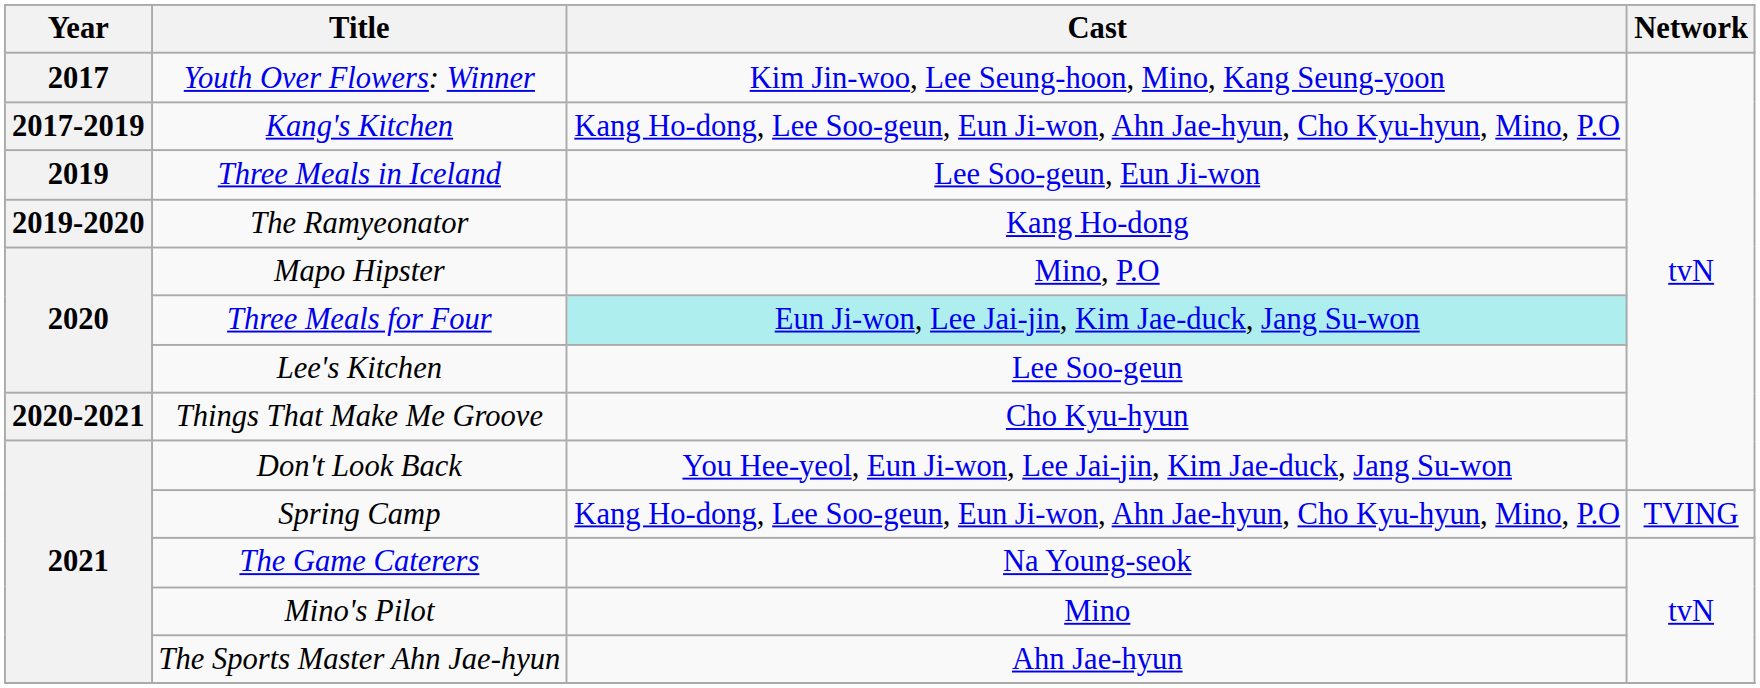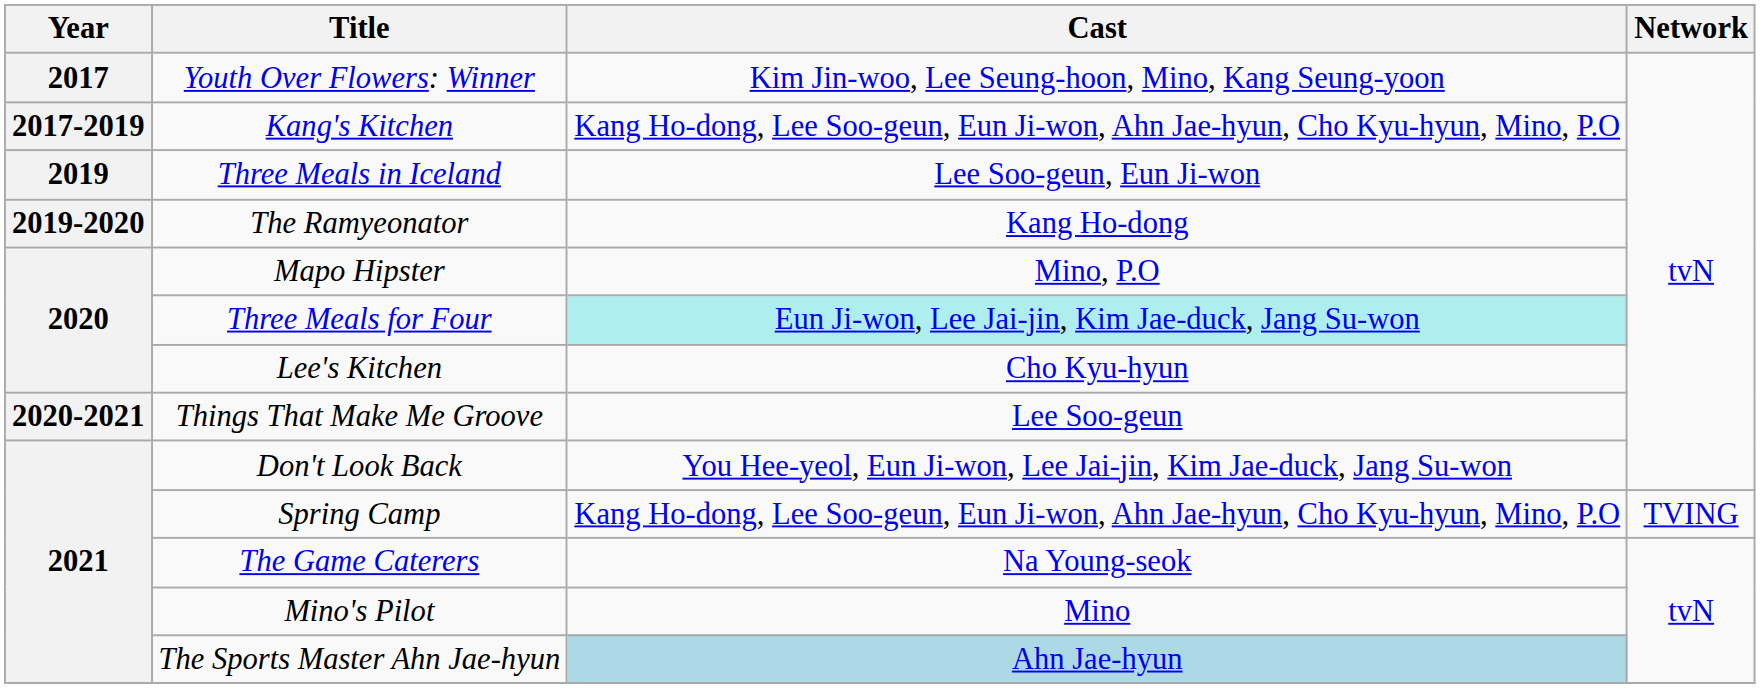(1097, 367) Lee Soo-geun -> (1097, 367) Cho Kyu-hyun
(1097, 416) Cho Kyu-hyun -> (1097, 416) Lee Soo-geun
(1097, 658) no background -> (1097, 658) lightblue background
